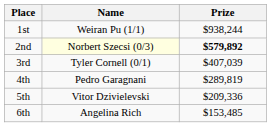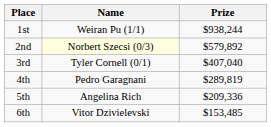(223, 46) bold -> (223, 46) normal
(223, 63) $407,039 -> (223, 63) $407,040
(111, 96) Vitor Dzivielevski -> (111, 96) Angelina Rich
(111, 113) Angelina Rich -> (111, 113) Vitor Dzivielevski
